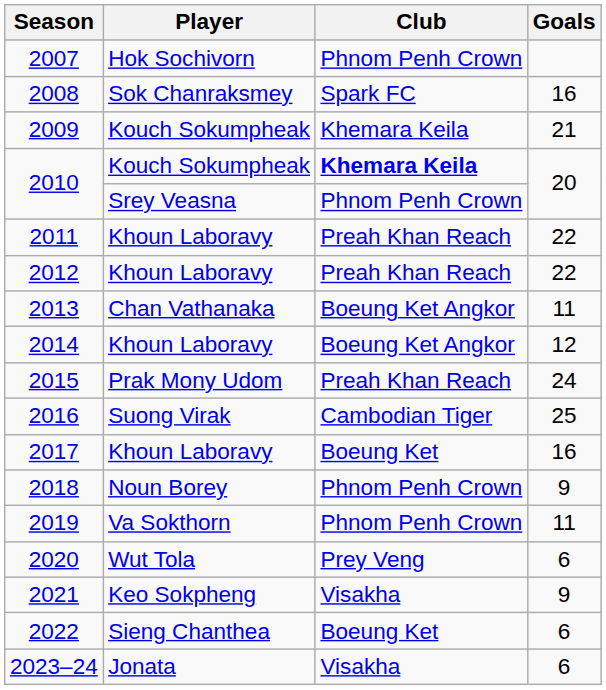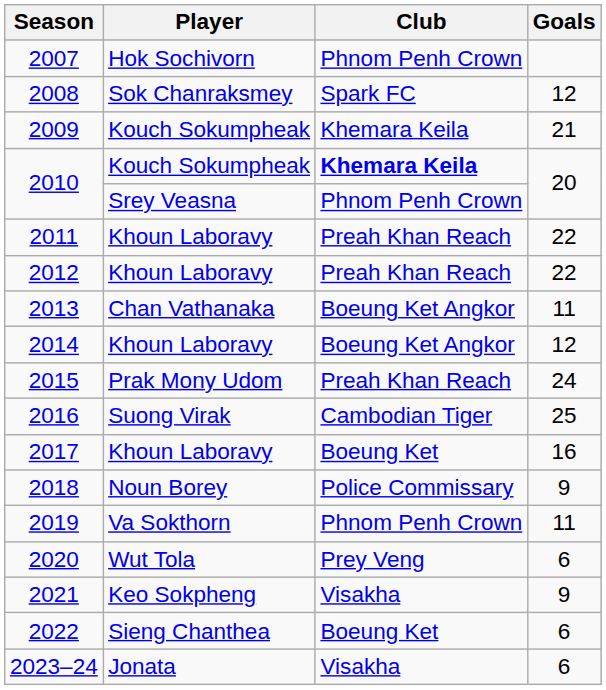(564, 93) 16 -> (564, 93) 12
(421, 487) Phnom Penh Crown -> (417, 487) Police Commissary
